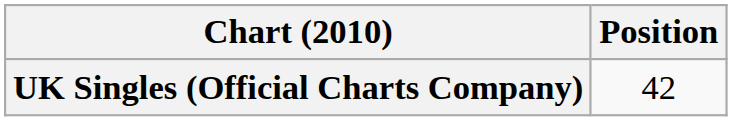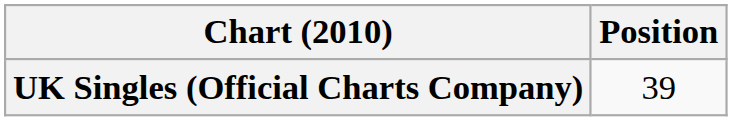(659, 86) 42 -> (659, 86) 39
